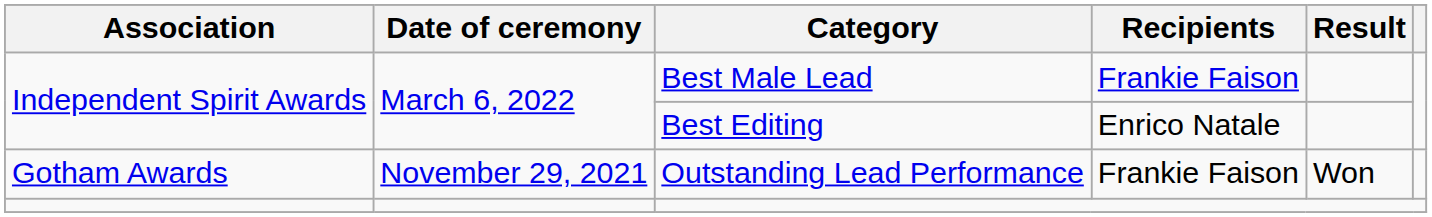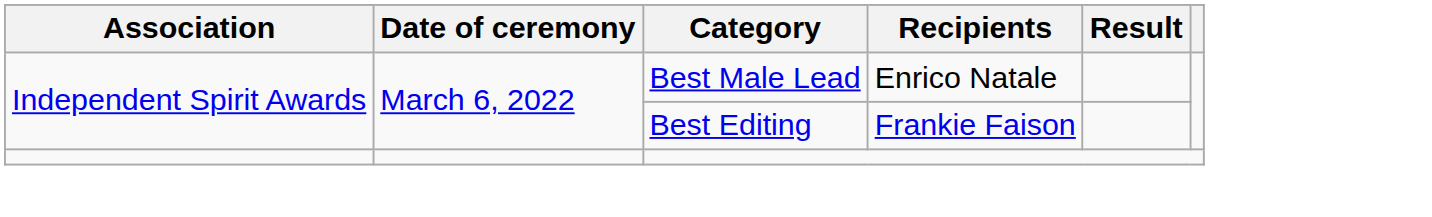(1198, 76) Frankie Faison -> (966, 76) Enrico Natale
(1189, 125) Enrico Natale -> (975, 125) Frankie Faison
- row: (873, 173)
